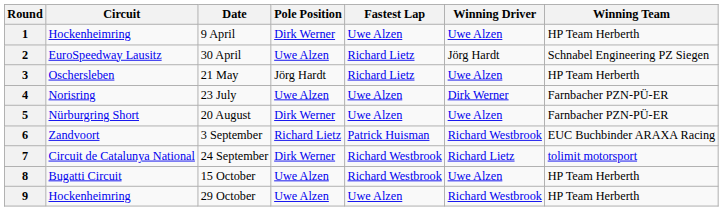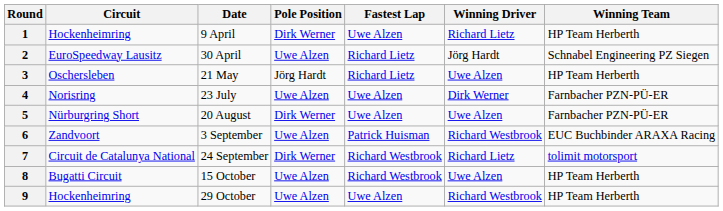(475, 34) Uwe Alzen -> (481, 34) Richard Lietz
(308, 135) Richard Lietz -> (301, 135) Uwe Alzen
